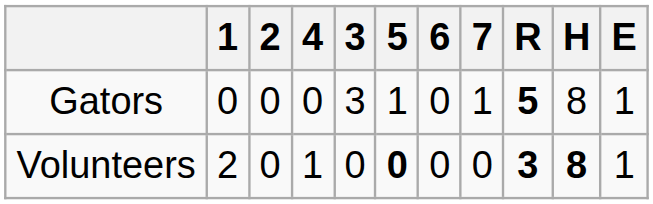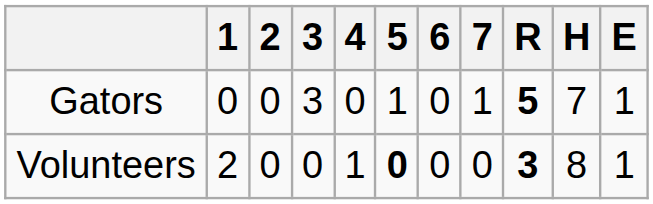columns swapped: (355, 37) <-> (313, 37)
(577, 101) 8 -> (577, 101) 7
(577, 165) bold -> (577, 165) normal
